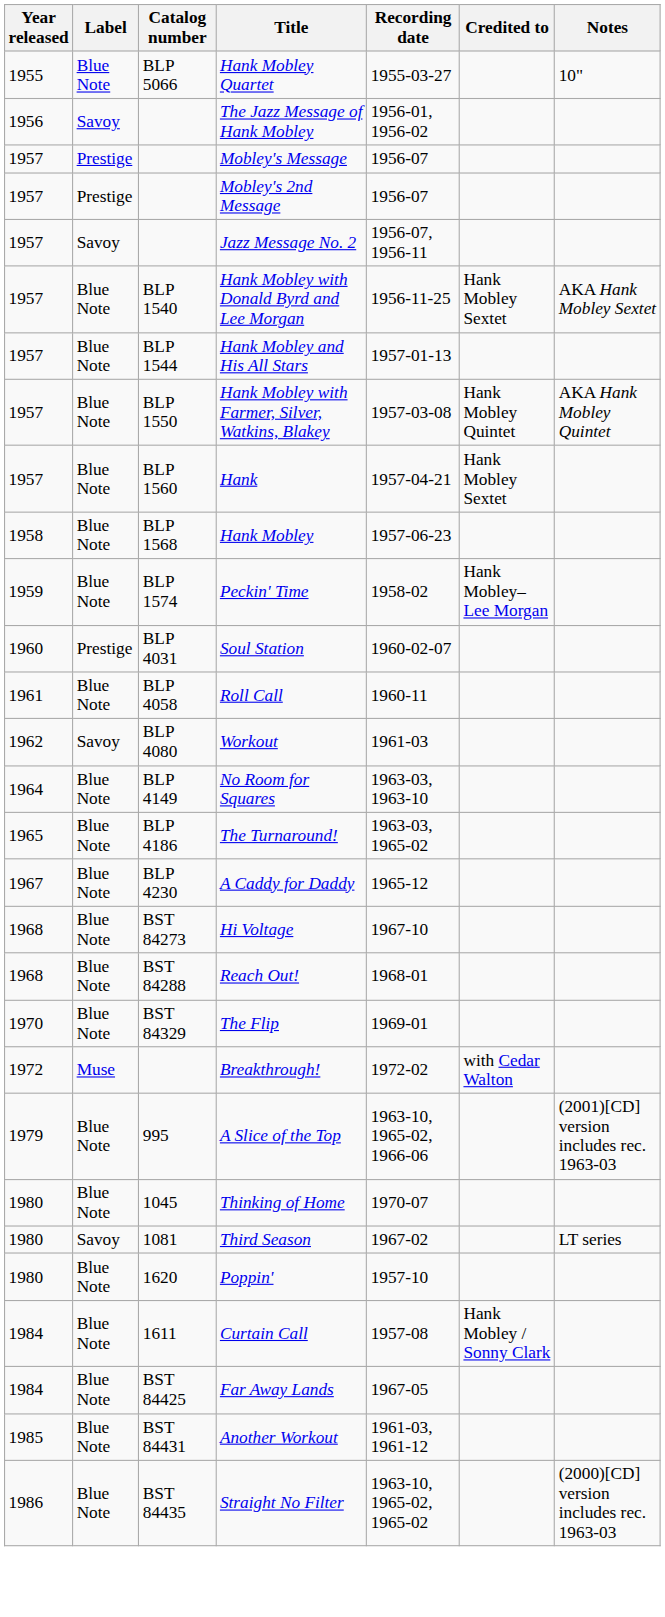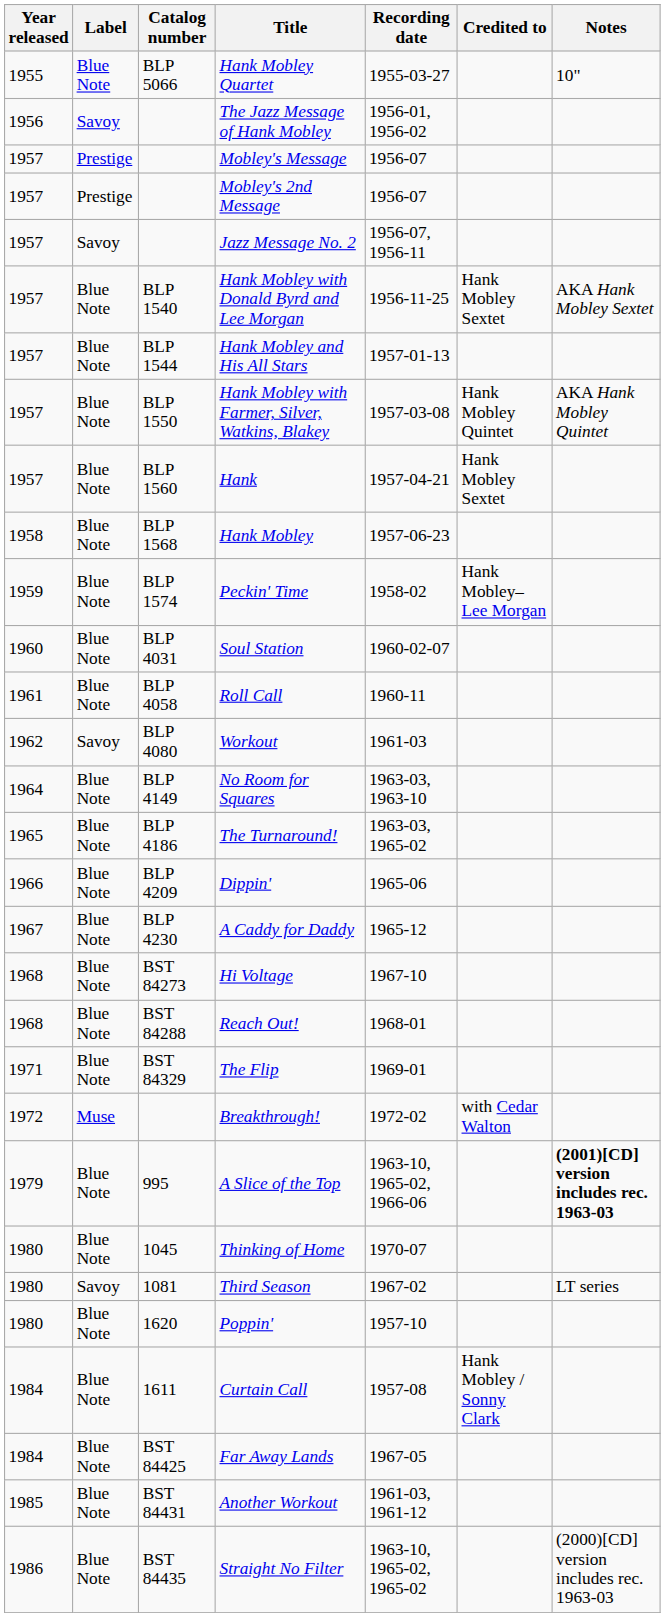(104, 648) Prestige -> (93, 648) Blue Note
+ row: (245, 882)
(26, 1023) 1970 -> (26, 1069) 1971
(602, 1136) normal -> (602, 1183) bold
